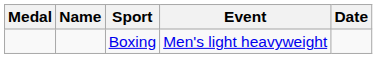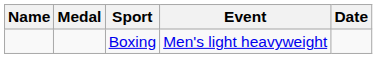columns swapped: (30, 17) <-> (80, 17)
